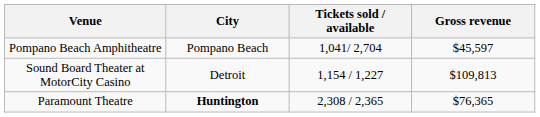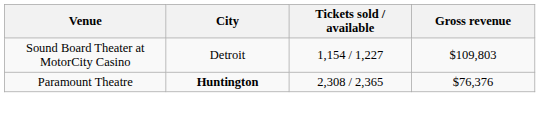- row: (85, 48)
(473, 75) $109,813 -> (473, 55) $109,803
(473, 101) $76,365 -> (473, 82) $76,376
